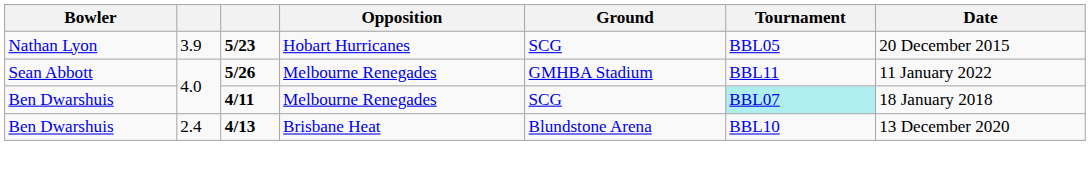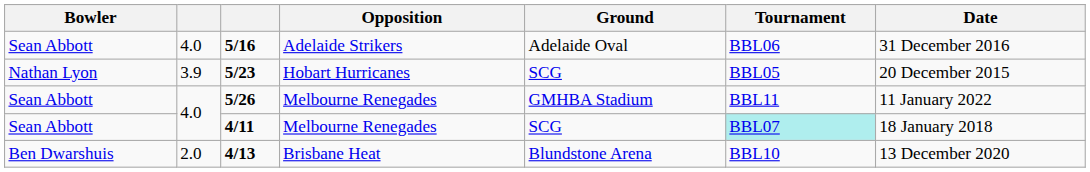+ row: (240, 45)
(61, 99) Ben Dwarshuis -> (51, 126) Sean Abbott
(191, 126) 2.4 -> (191, 153) 2.0
